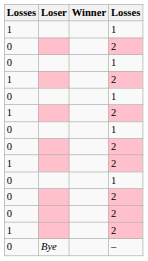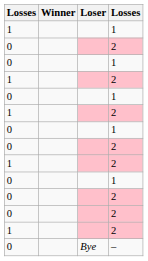columns swapped: (89, 12) <-> (54, 12)
